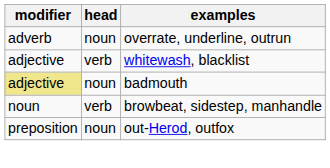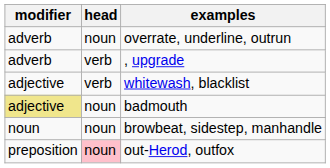+ row: (154, 60)
(98, 106) verb -> (100, 128) noun
(100, 128) no background -> (100, 151) pink background
